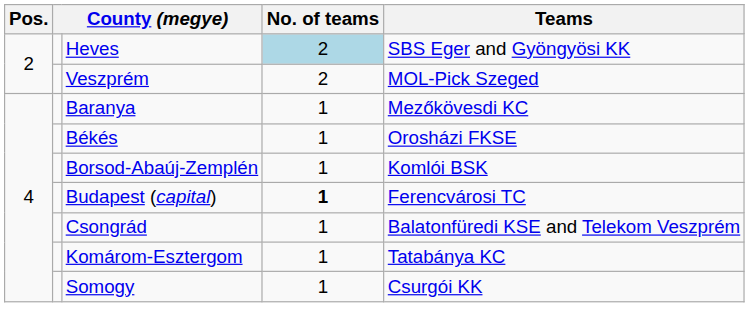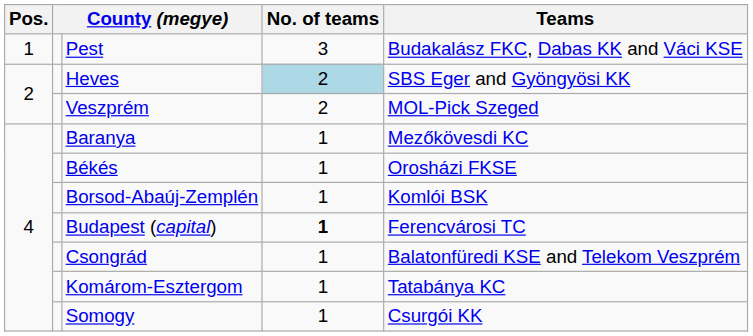+ row: (84, 49)
